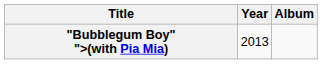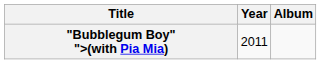(255, 41) 2013 -> (254, 41) 2011
